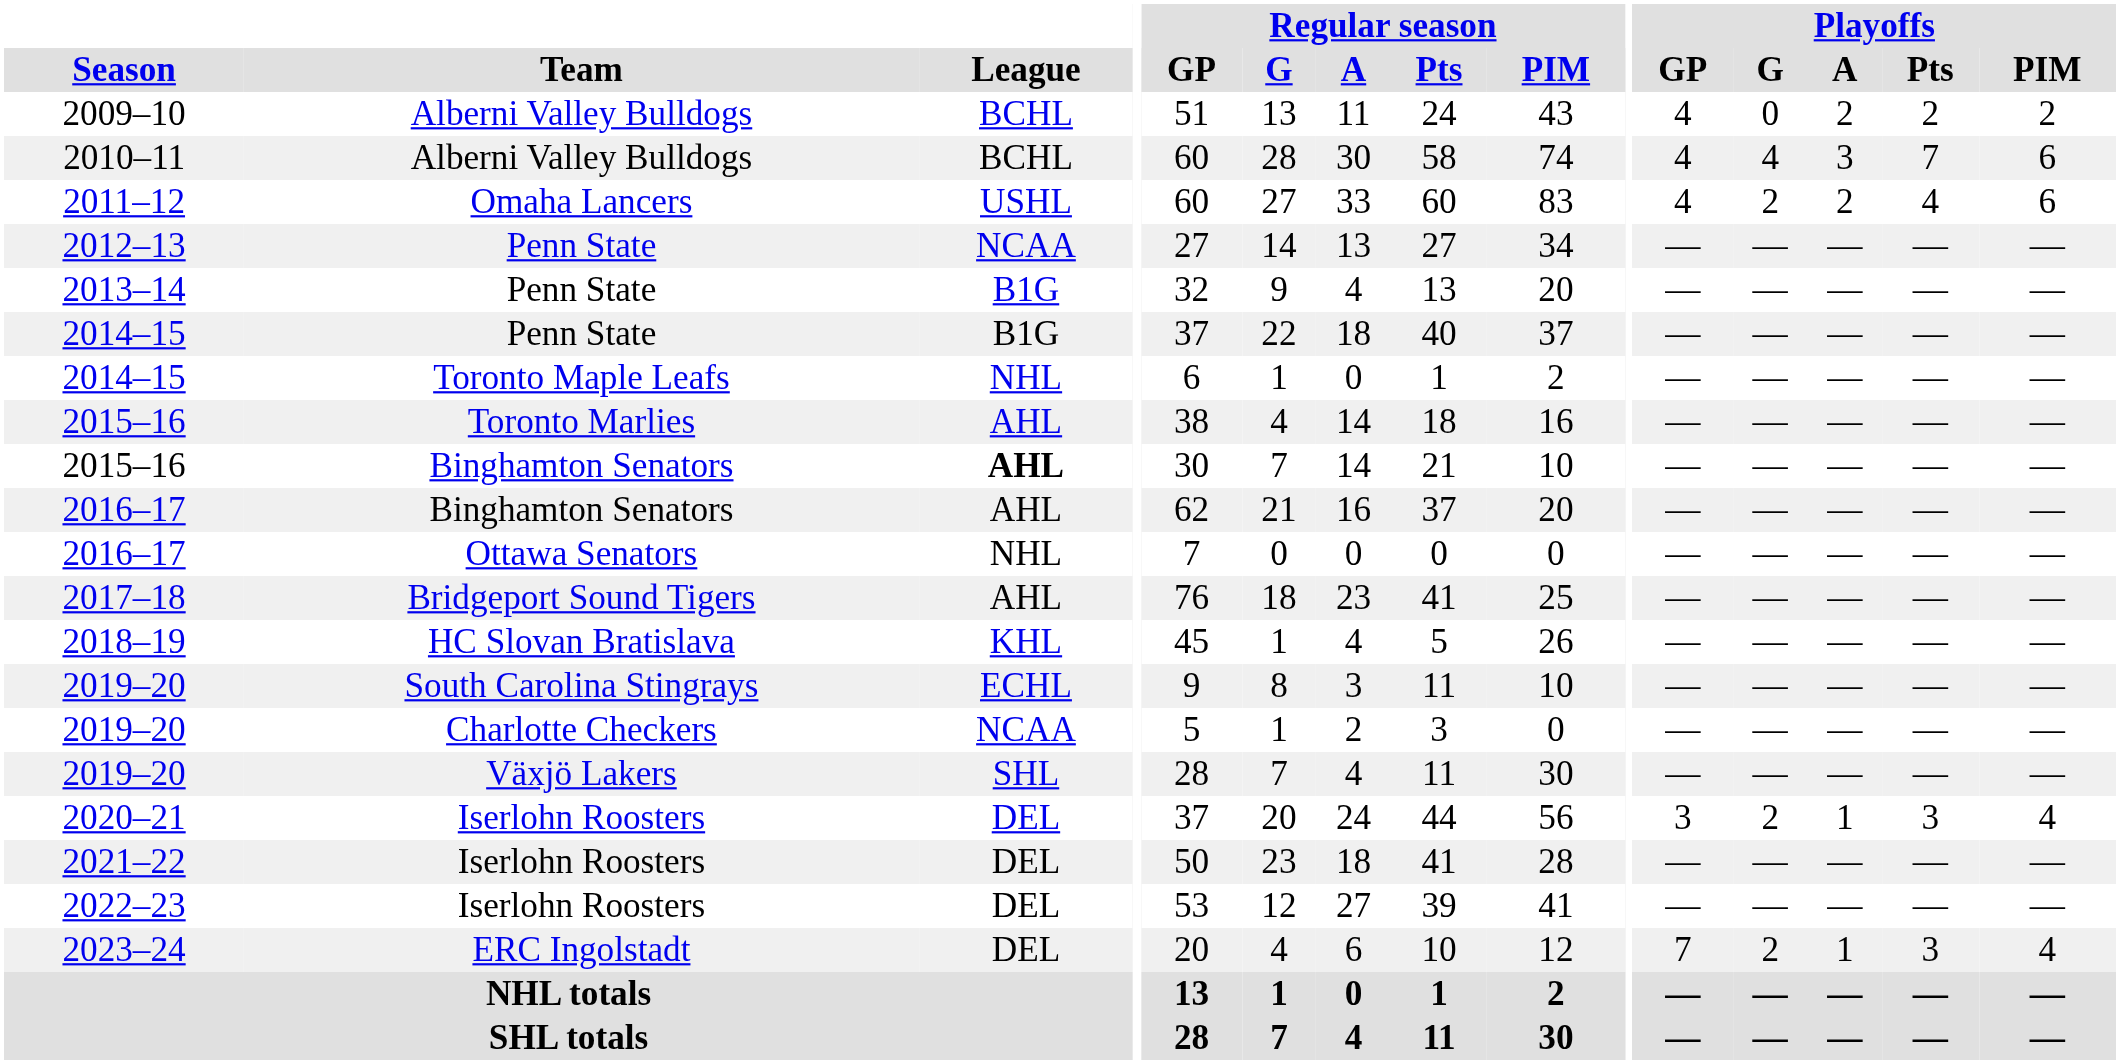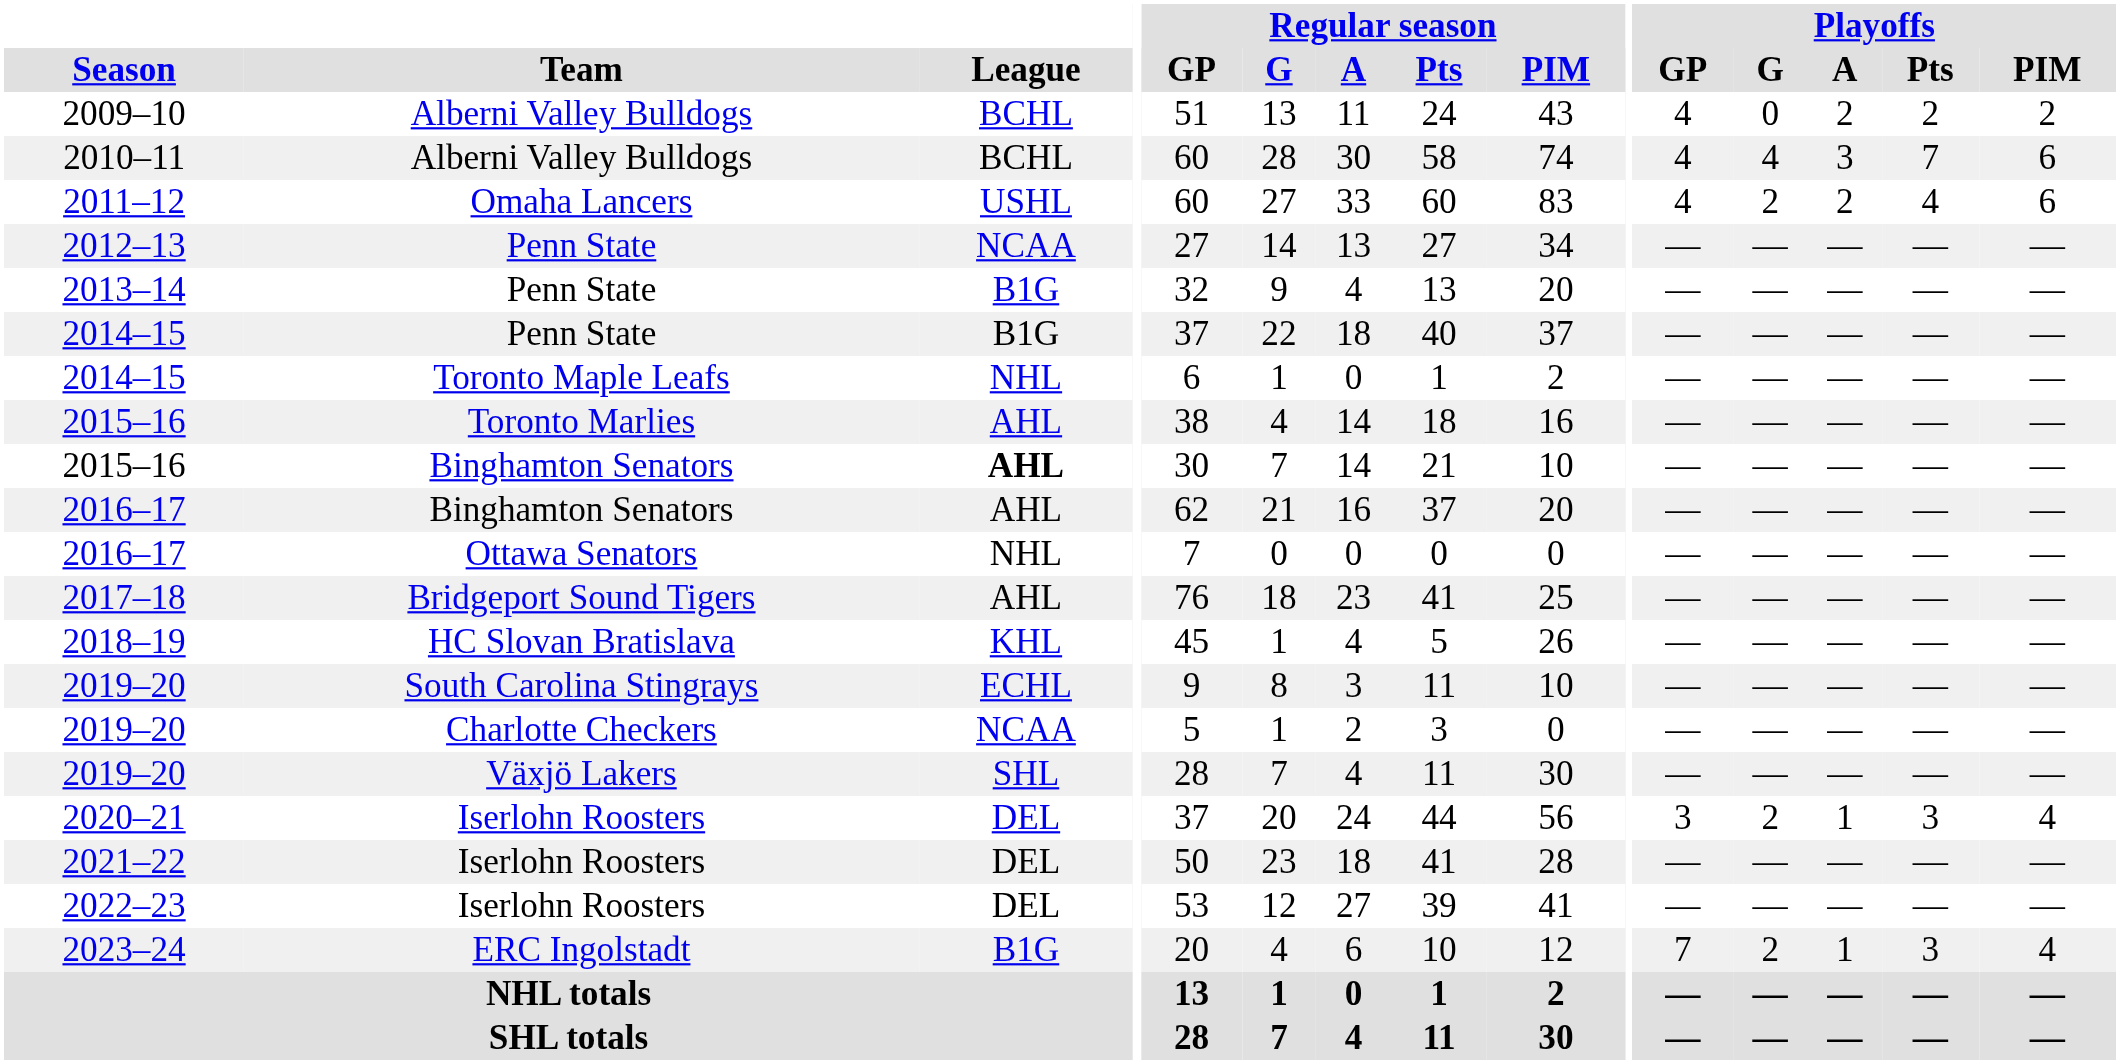(1026, 949) DEL -> (1026, 949) B1G
